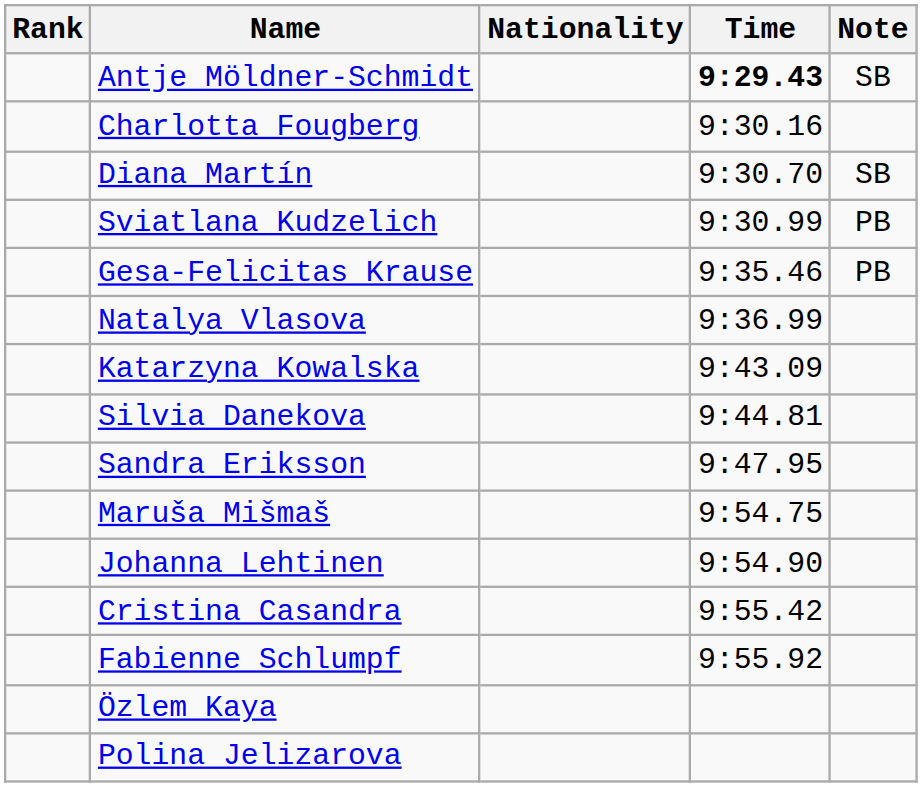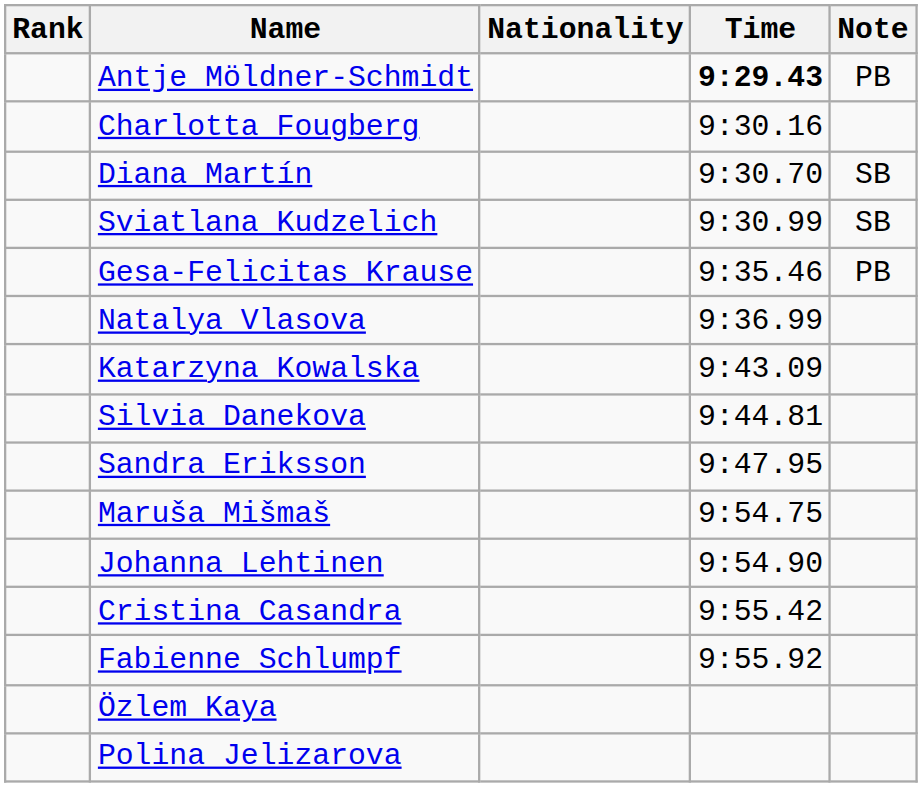(873, 78) SB -> (873, 78) PB
(873, 223) PB -> (873, 223) SB
